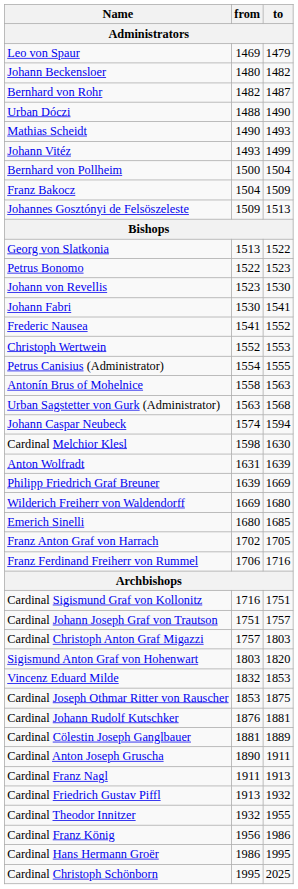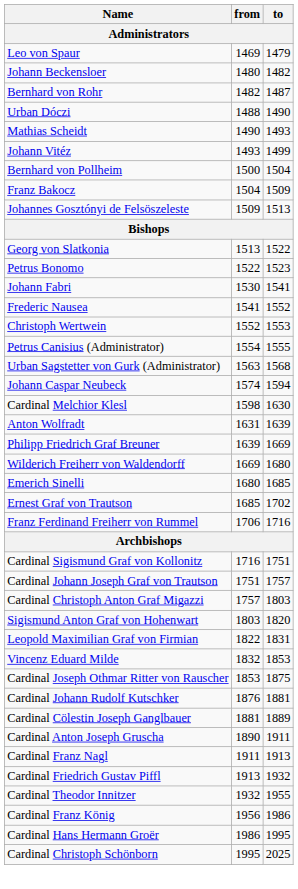- row: (57, 287)
- row: (75, 385)
+ row: (70, 502)
- row: (83, 541)
+ row: (103, 639)
